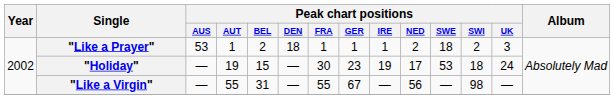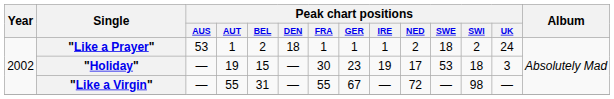(507, 47) 3 -> (507, 47) 24
(507, 66) 24 -> (507, 66) 3
(415, 85) 56 -> (415, 85) 72
